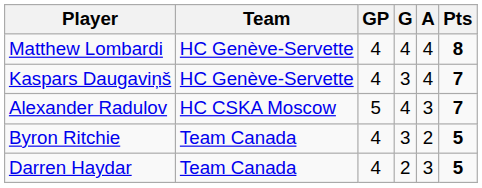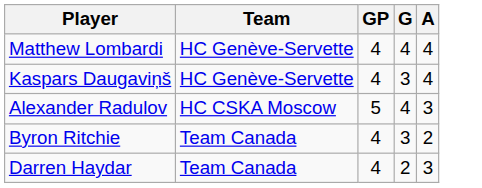- column: (458, 19)
